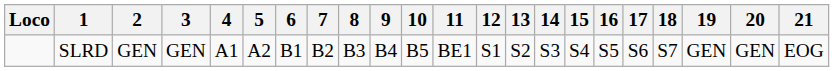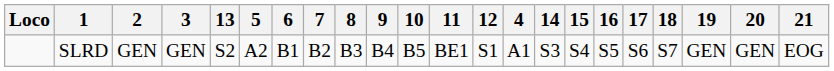columns swapped: (227, 19) <-> (520, 19)
